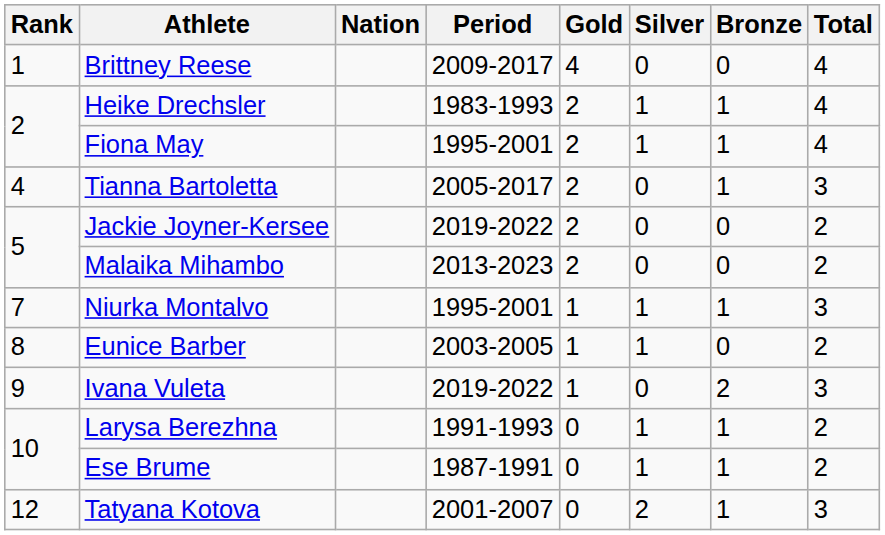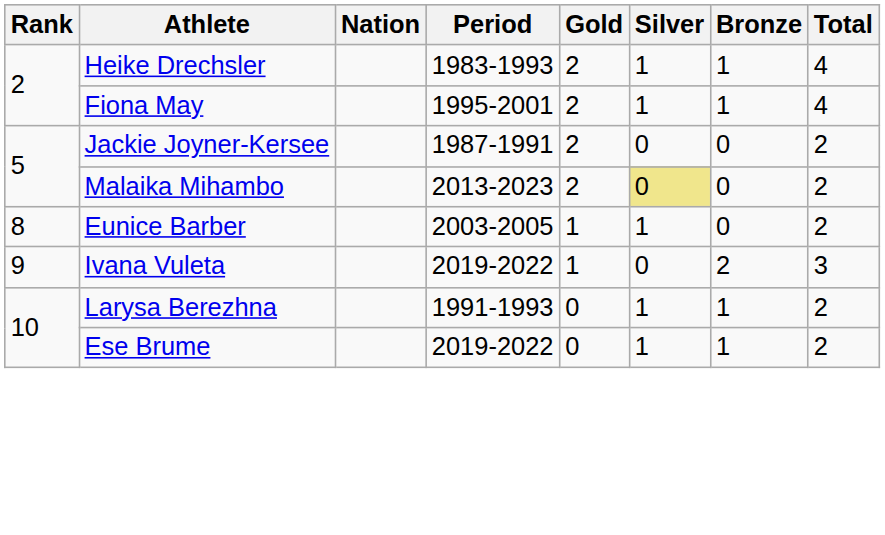- row: (168, 65)
- row: (181, 186)
(493, 226) 2019-2022 -> (493, 145) 1987-1991
(642, 266) no background -> (642, 186) khaki background
- row: (177, 307)
(493, 468) 1987-1991 -> (493, 347) 2019-2022
- row: (172, 508)
